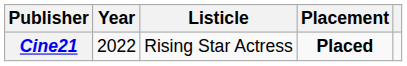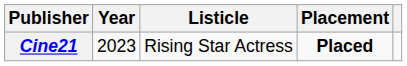(116, 46) 2022 -> (116, 46) 2023
